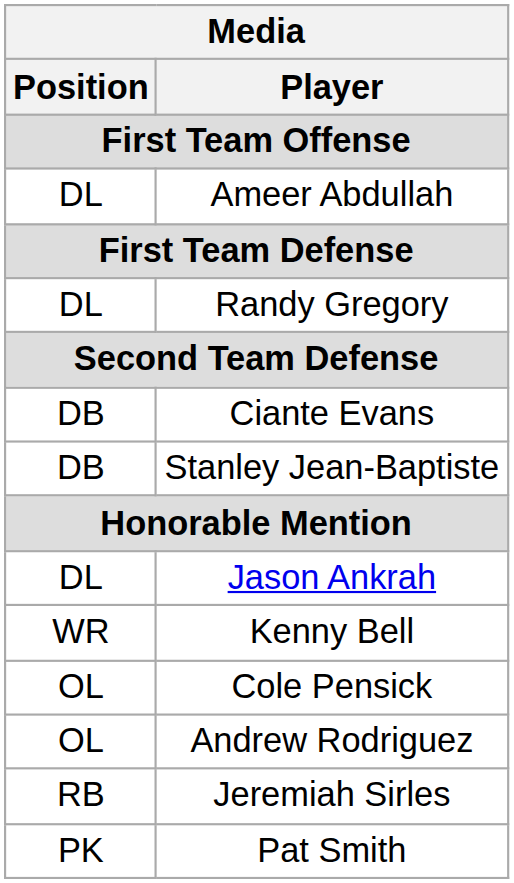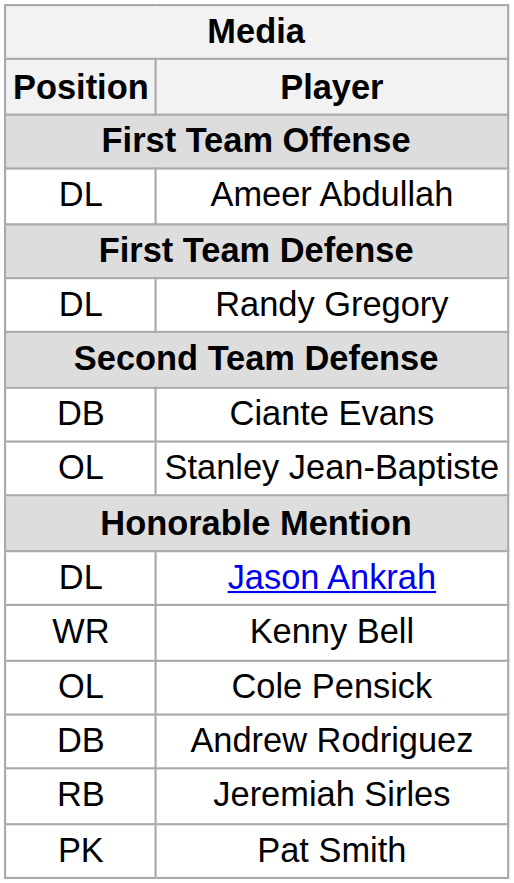(81, 468) DB -> (81, 468) OL
(81, 741) OL -> (81, 741) DB
